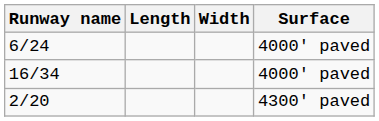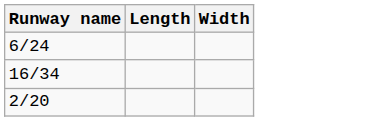- column: (314, 19)
